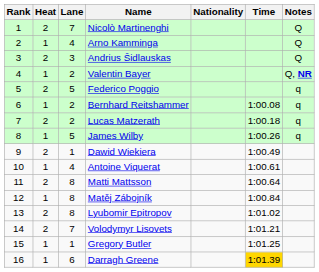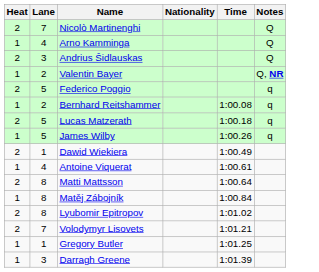- column: (18, 12)
(72, 120) 2 -> (44, 120) 5
(72, 259) 6 -> (44, 259) 3
(264, 259) gold background -> (236, 259) no background
